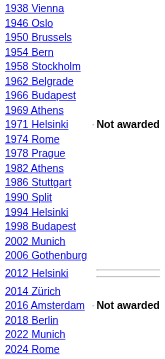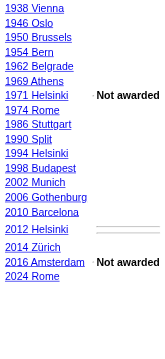- row: (43, 67)
- row: (41, 96)
- row: (35, 154)
- row: (34, 168)
+ row: (42, 212)
- row: (32, 320)
- row: (35, 335)
